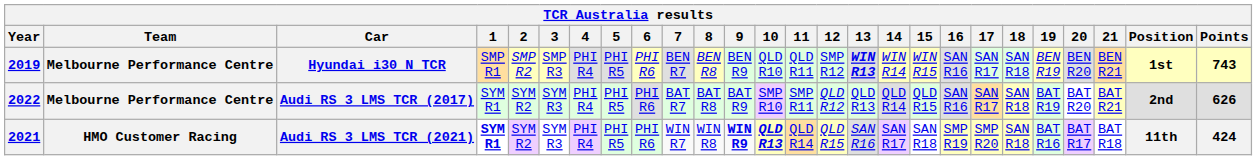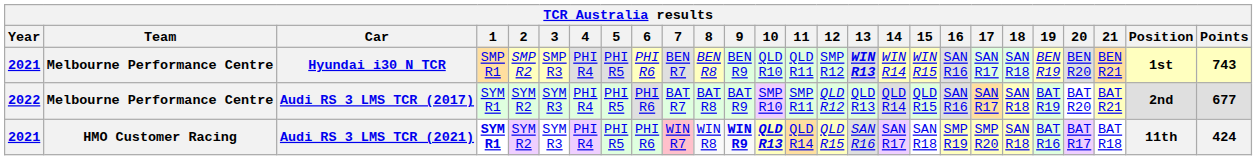(24, 65) 2019 -> (24, 65) 2021
(1224, 101) 626 -> (1224, 101) 677
(678, 137) no background -> (678, 137) pink background
